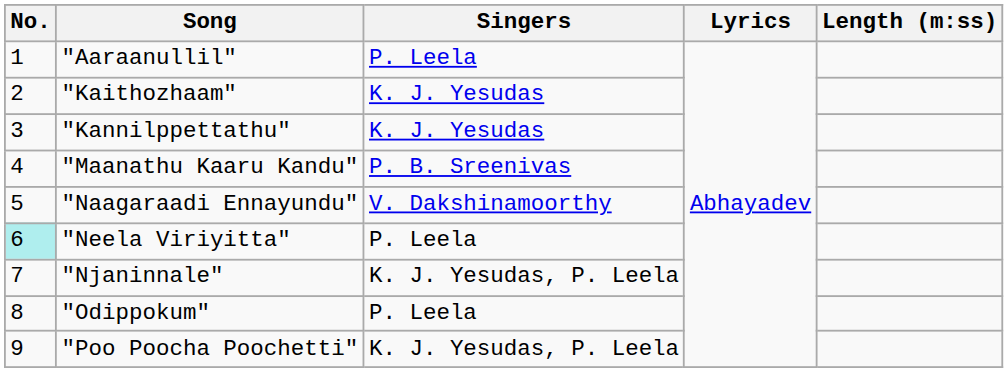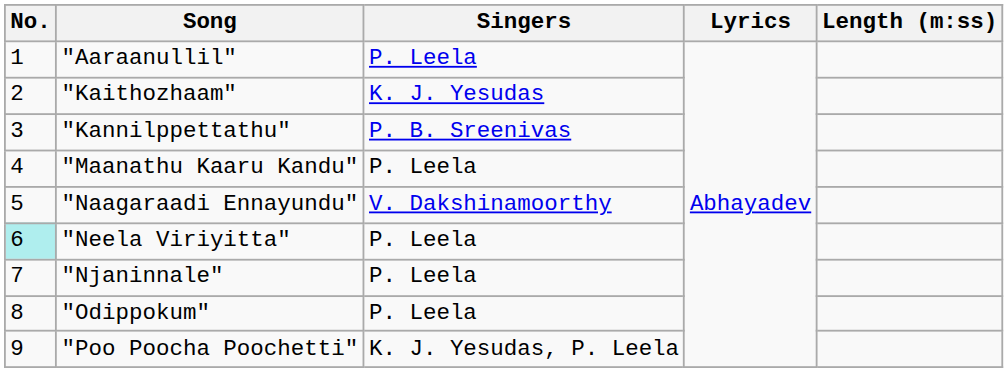(457, 132) K. J. Yesudas -> (470, 132) P. B. Sreenivas
(470, 169) P. B. Sreenivas -> (423, 169) P. Leela
(524, 277) K. J. Yesudas, P. Leela -> (423, 277) P. Leela
